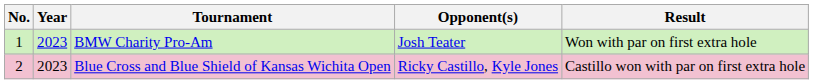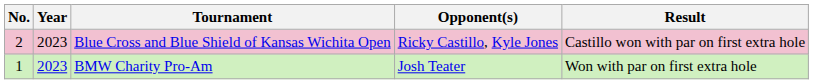rows swapped: (143, 41) <-> (232, 66)
